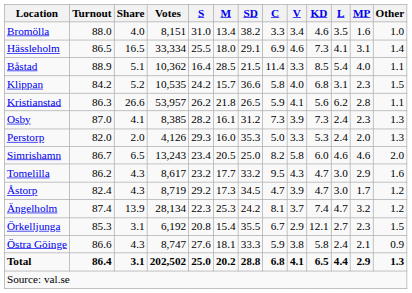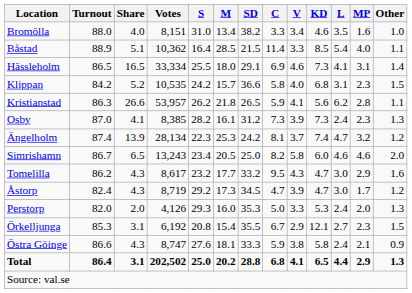rows swapped: (22, 66) <-> (33, 48)
rows swapped: (26, 137) <-> (32, 208)
